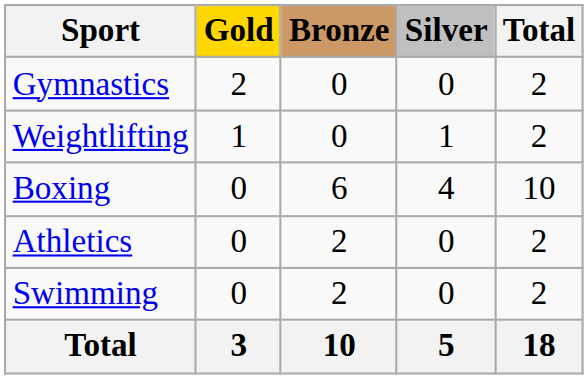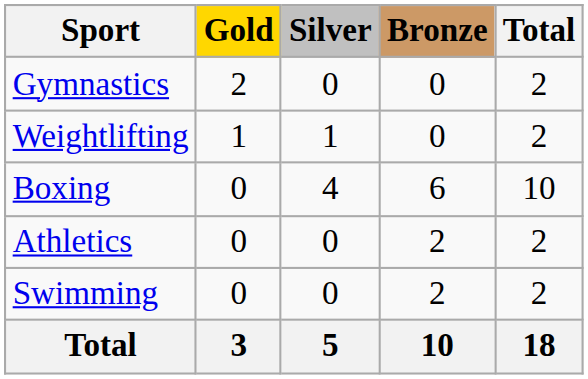columns swapped: (446, 30) <-> (339, 30)
